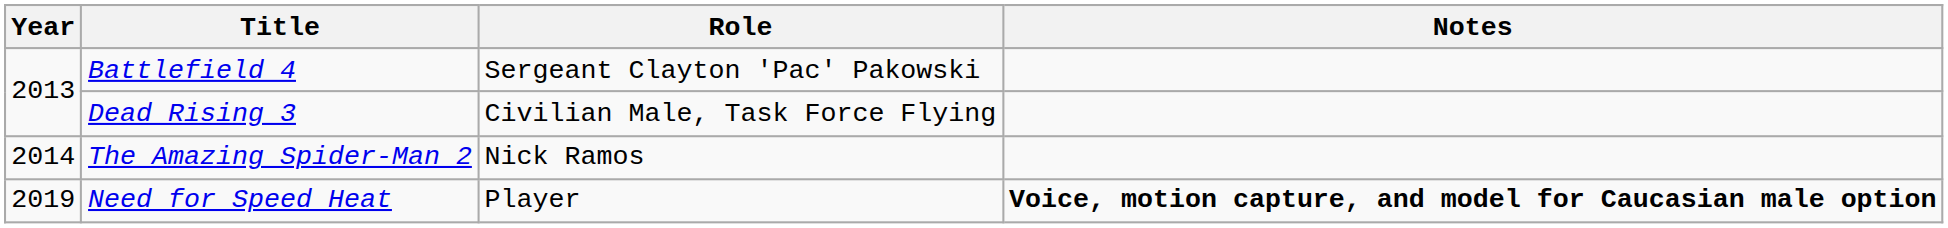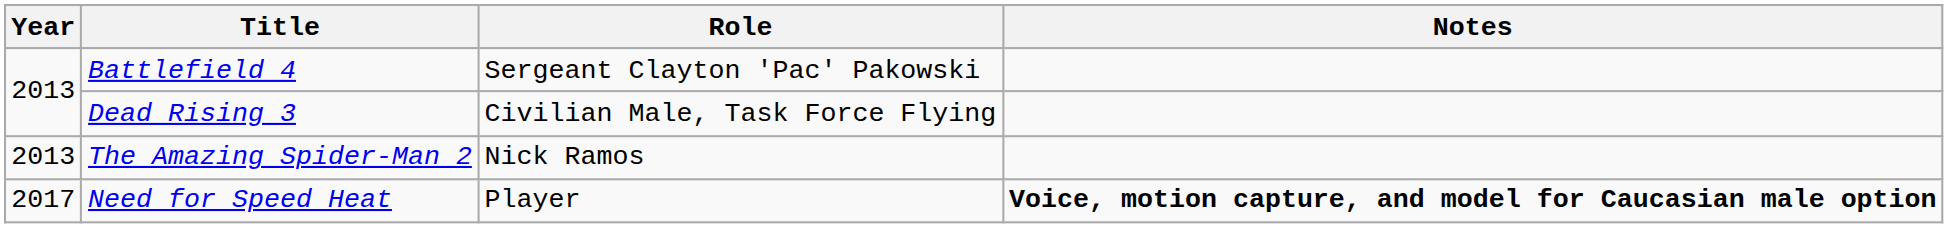(43, 157) 2014 -> (43, 157) 2013
(43, 200) 2019 -> (43, 200) 2017
